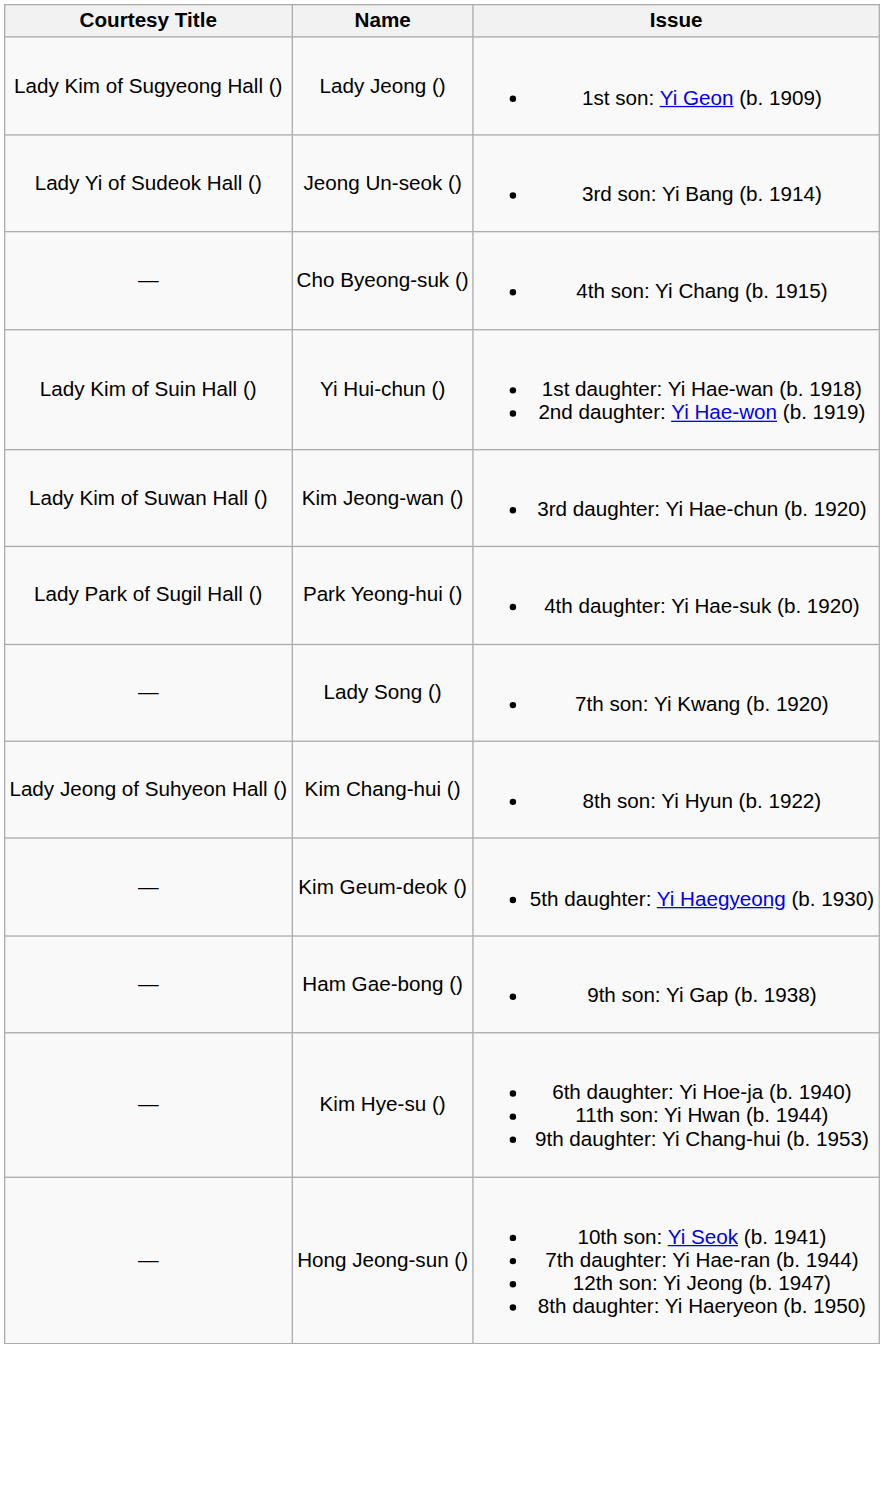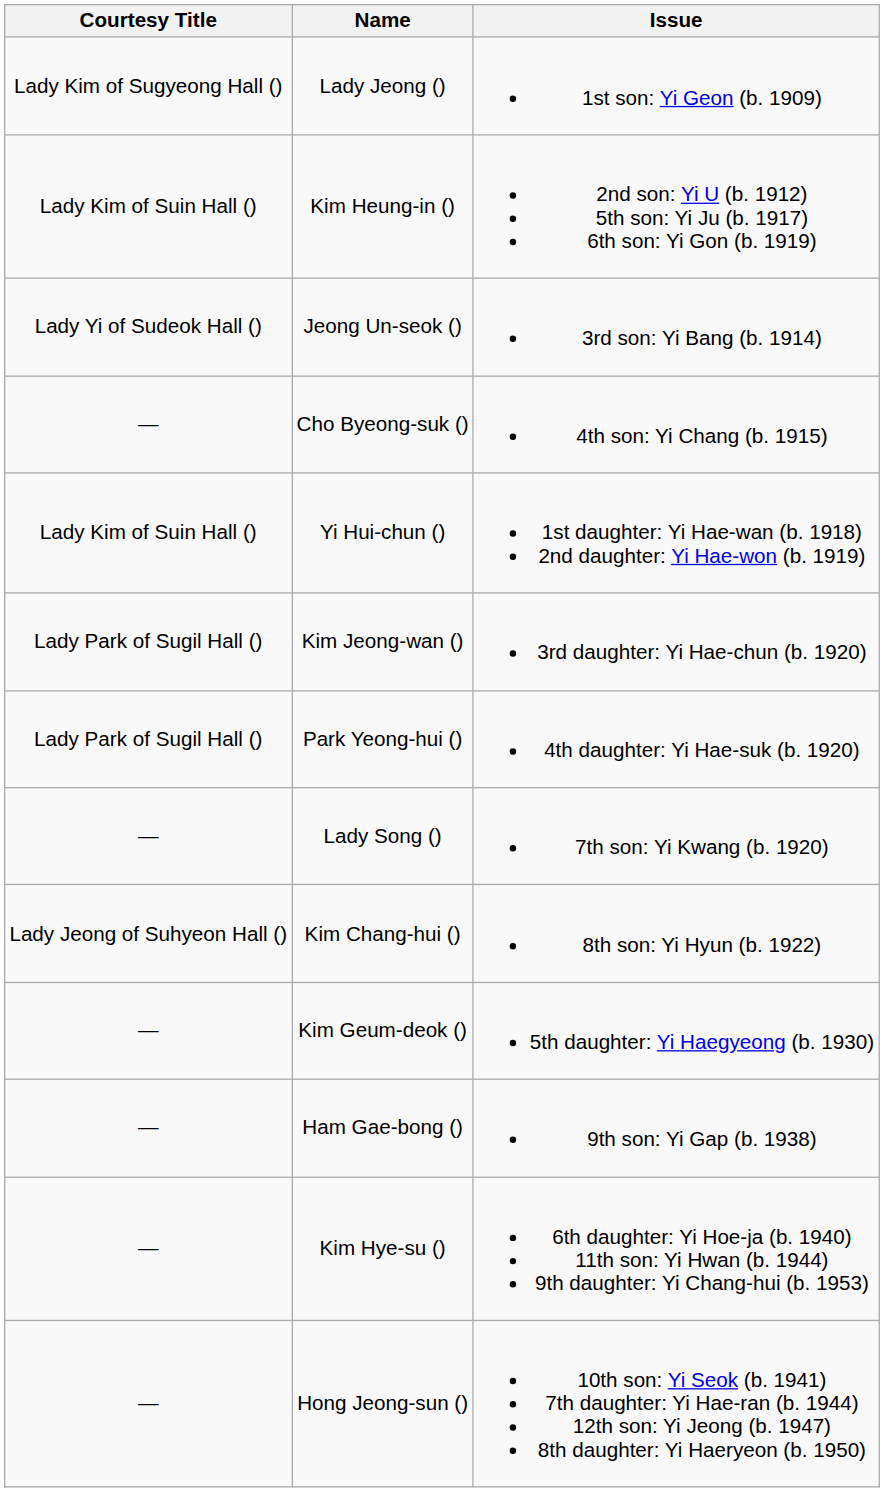+ row: (383, 206)
(148, 498) Lady Kim of Suwan Hall () -> (148, 641) Lady Park of Sugil Hall ()
